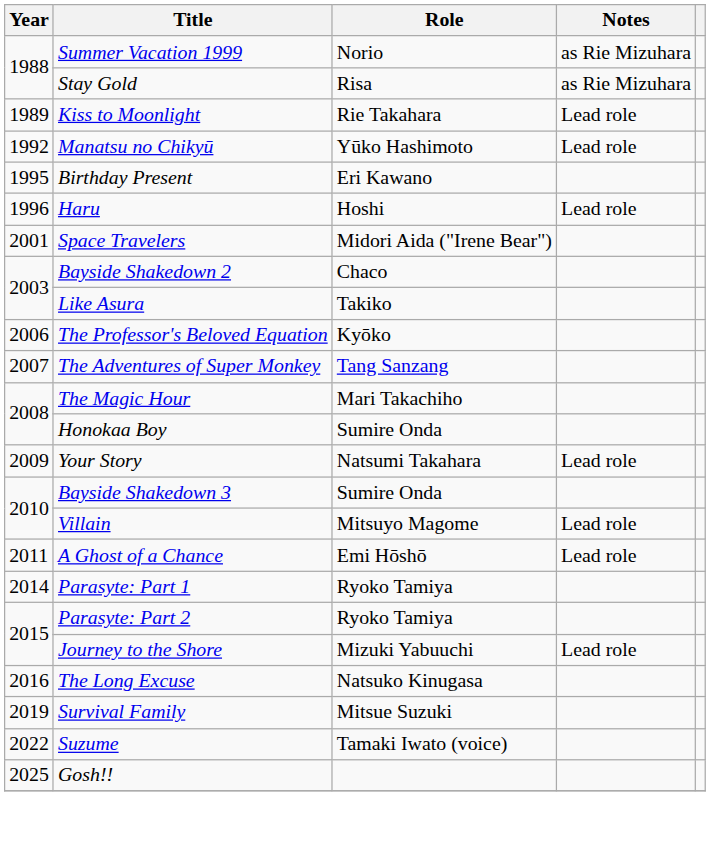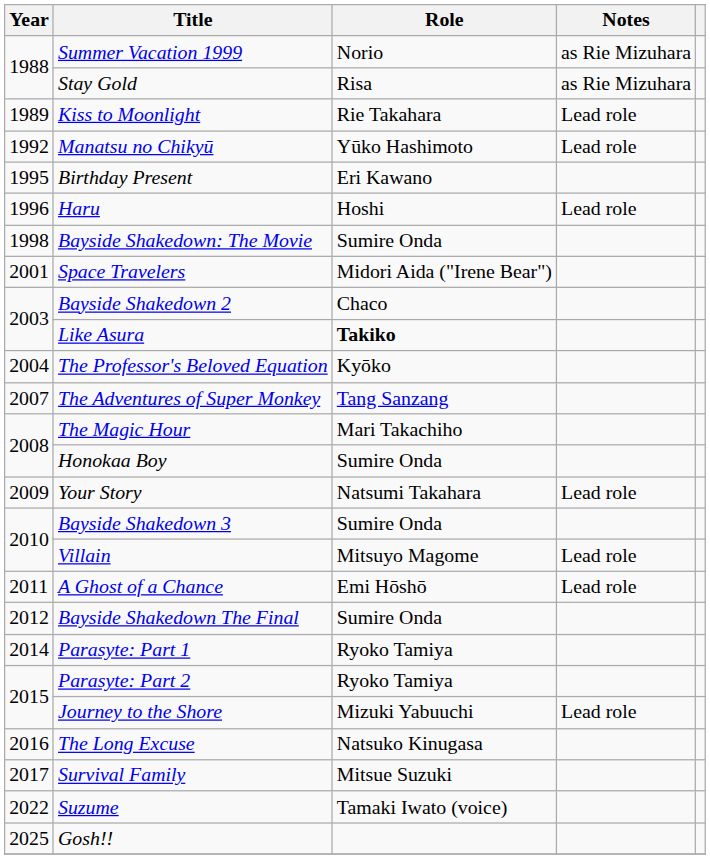+ row: (185, 240)
(364, 303) normal -> (366, 334) bold
(29, 334) 2006 -> (29, 366) 2004
+ row: (178, 618)
(29, 712) 2019 -> (29, 775) 2017
